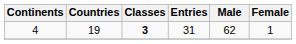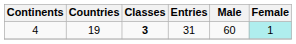(230, 30) 62 -> (230, 30) 60
(270, 30) no background -> (270, 30) paleturquoise background
